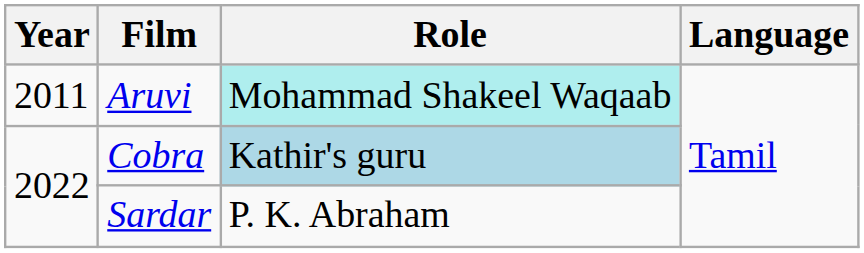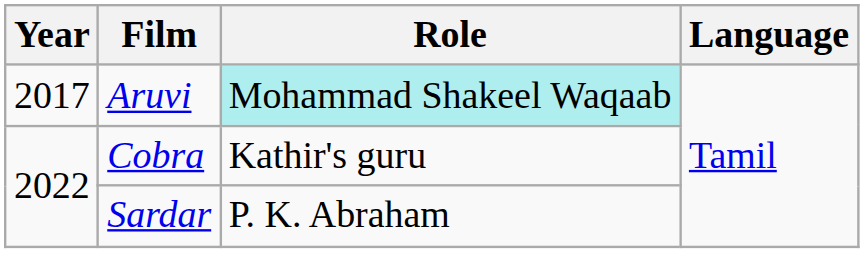(51, 94) 2011 -> (52, 94) 2017
(327, 154) lightblue background -> (327, 154) no background
